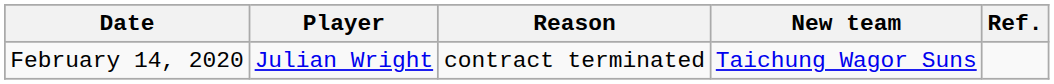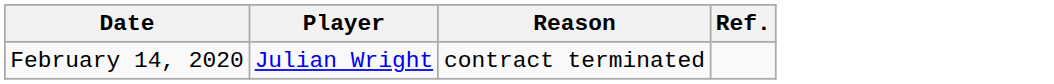- column: (846, 24)
